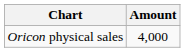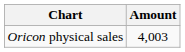(153, 36) 4,000 -> (153, 36) 4,003
